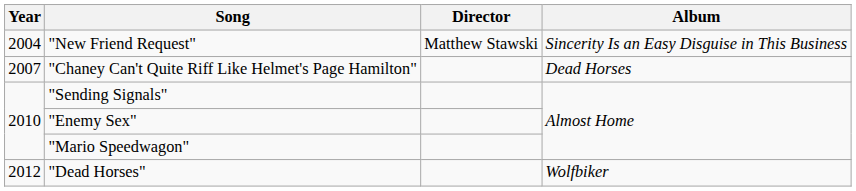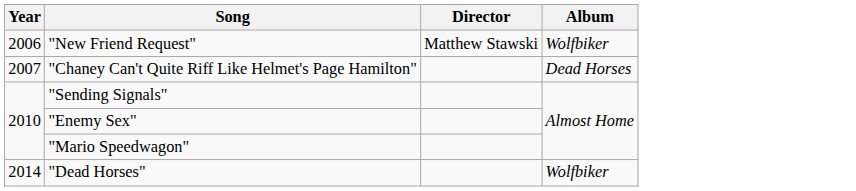(25, 43) 2004 -> (25, 43) 2006
(696, 43) Sincerity Is an Easy Disguise in This Business -> (577, 43) Wolfbiker
(25, 172) 2012 -> (25, 172) 2014
